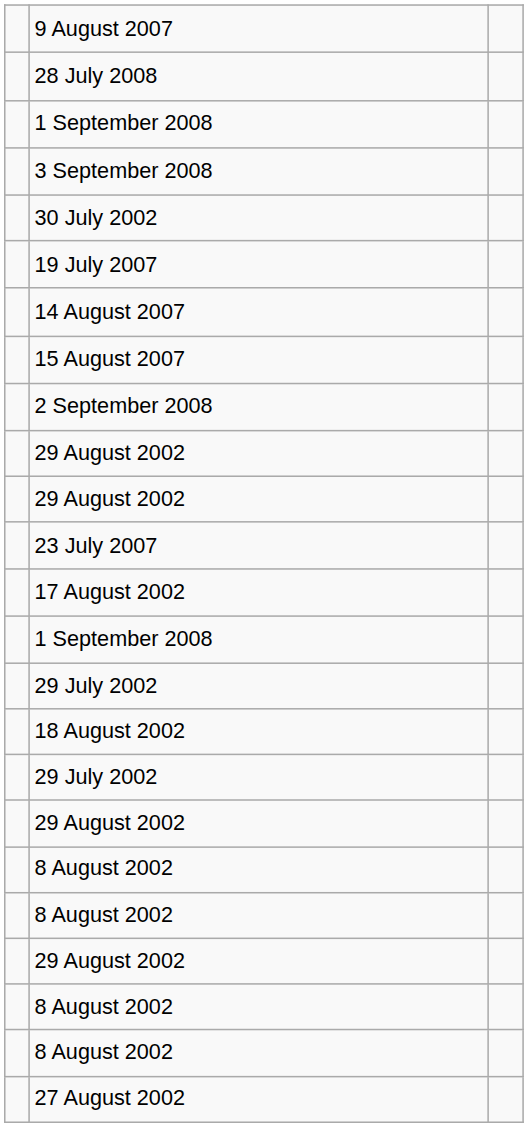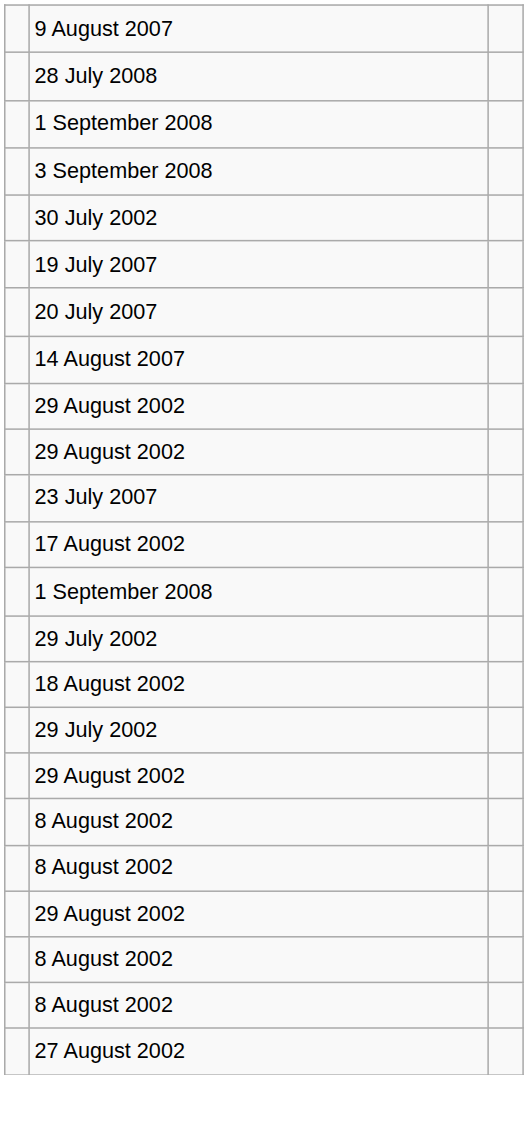+ row: (17, 312)
- row: (17, 359)
- row: (17, 407)
